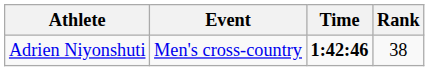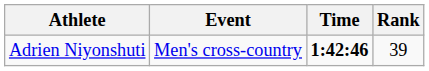(398, 50) 38 -> (398, 50) 39
